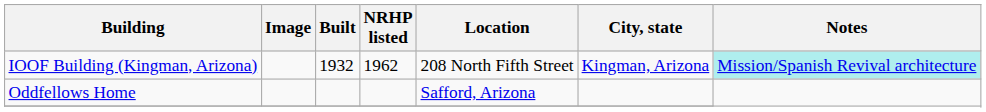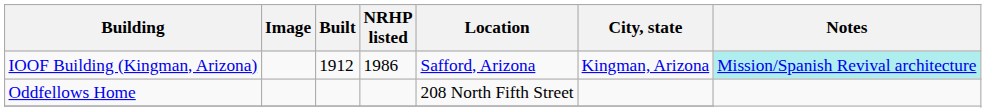(336, 65) 1932 -> (336, 65) 1912
(381, 65) 1962 -> (381, 65) 1986
(497, 65) 208 North Fifth Street -> (478, 65) Safford, Arizona
(478, 92) Safford, Arizona -> (497, 92) 208 North Fifth Street
